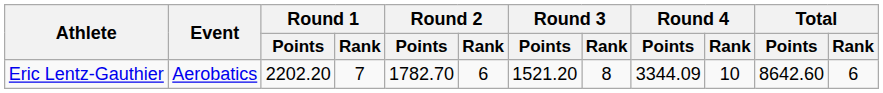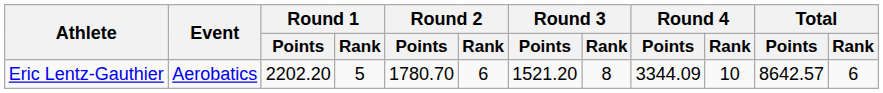(360, 75) 7 -> (360, 75) 5
(422, 75) 1782.70 -> (422, 75) 1780.70
(792, 75) 8642.60 -> (792, 75) 8642.57
